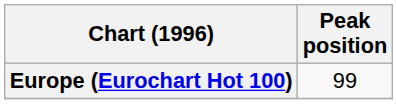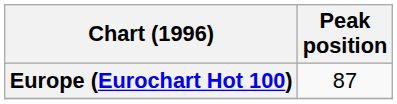(345, 80) 99 -> (345, 80) 87
